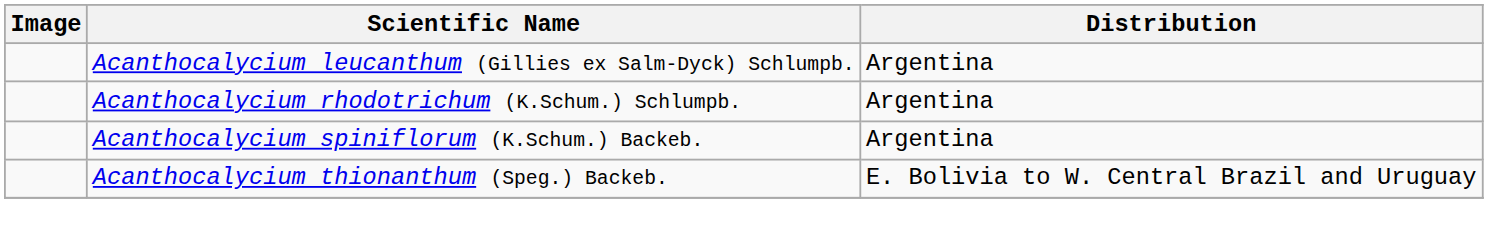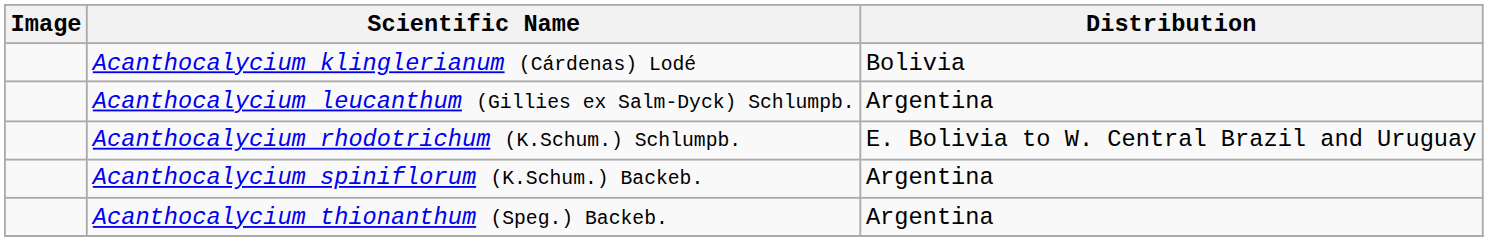+ row: (395, 63)
(930, 101) Argentina -> (1171, 140) E. Bolivia to W. Central Brazil and Uruguay
(1171, 178) E. Bolivia to W. Central Brazil and Uruguay -> (930, 217) Argentina
